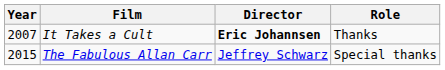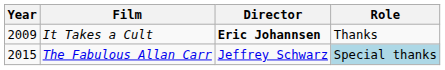(22, 34) 2007 -> (22, 34) 2009
(385, 54) no background -> (385, 54) lightblue background
